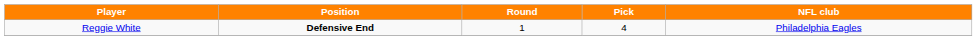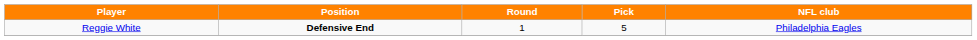(624, 27) 4 -> (624, 27) 5
